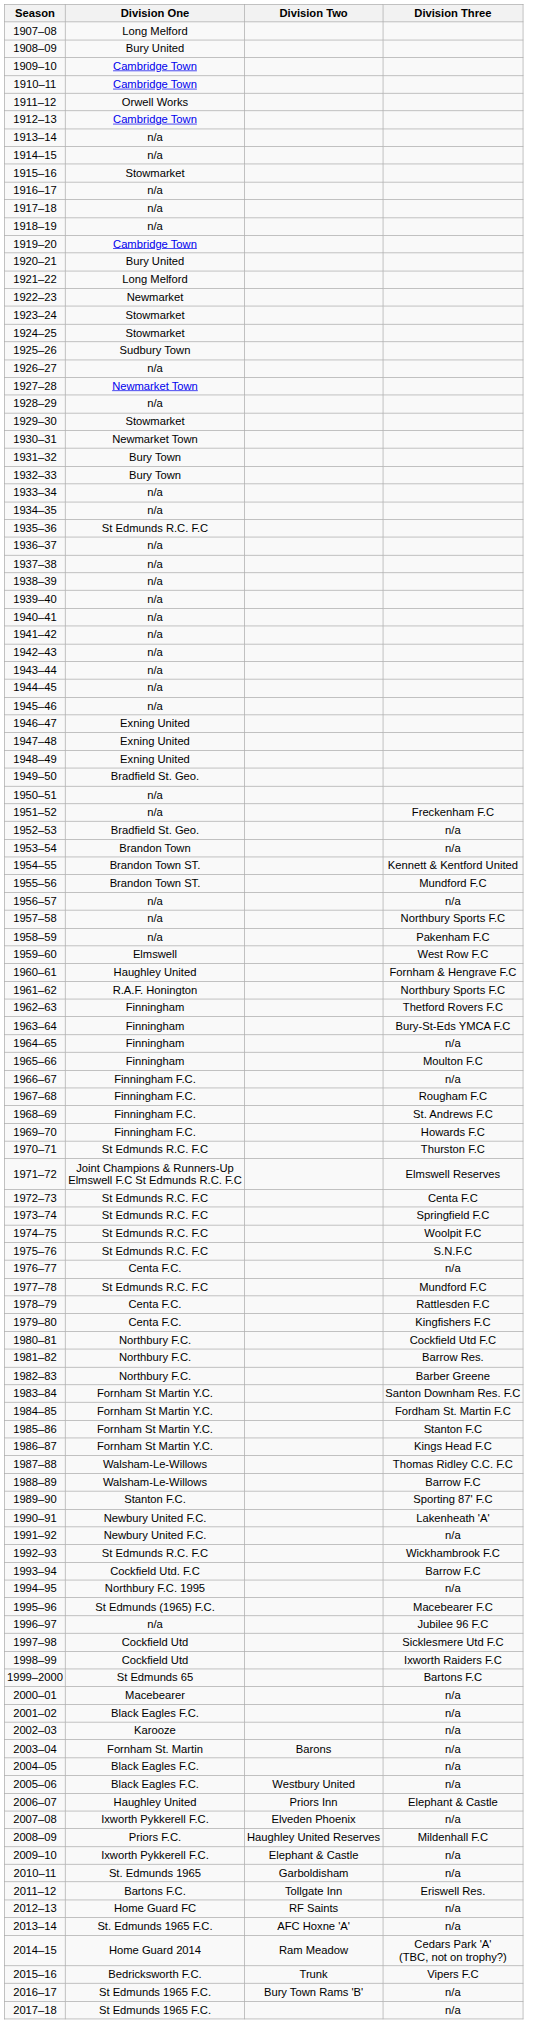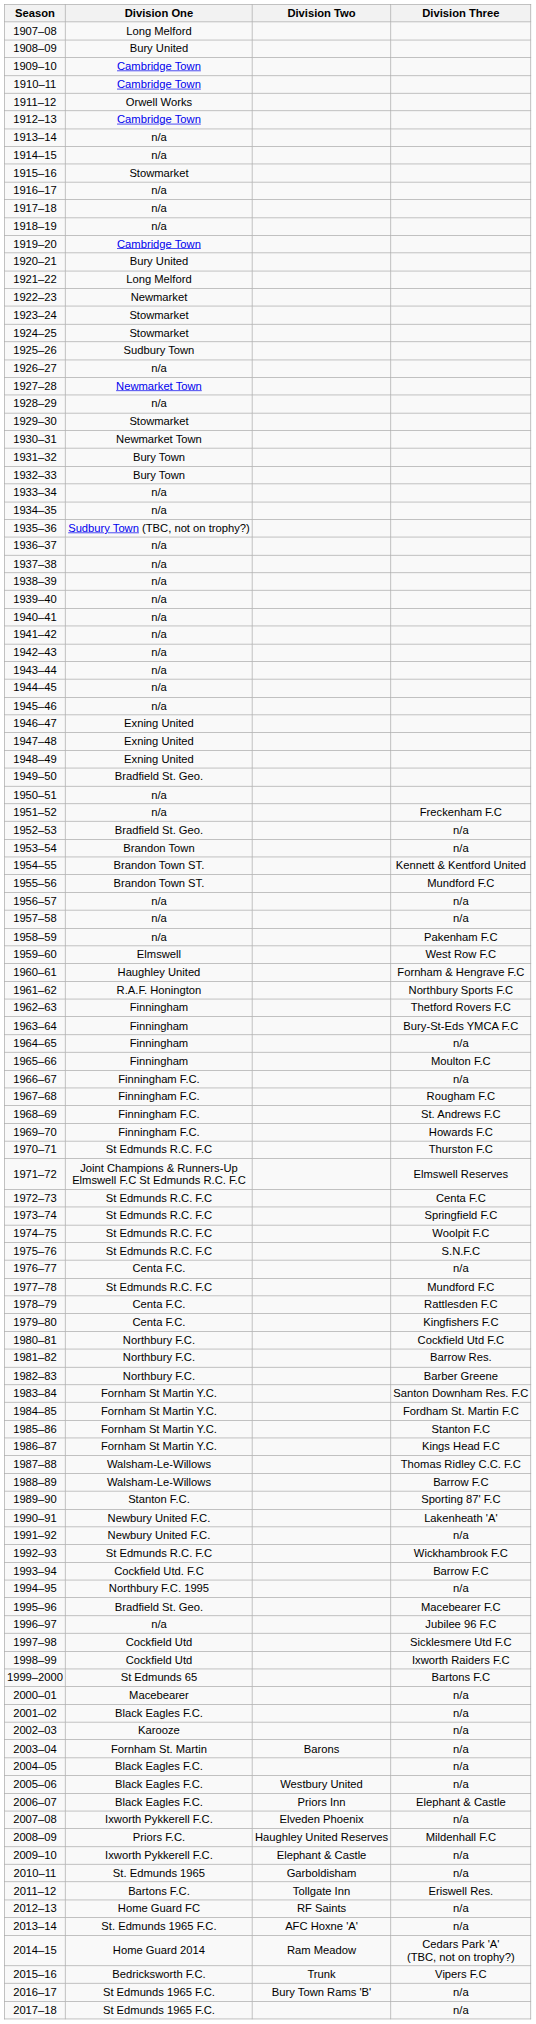(155, 528) St Edmunds R.C. F.C -> (159, 528) Sudbury Town (TBC, not on trophy?)
(453, 919) Northbury Sports F.C -> (461, 919) n/a
(155, 1606) St Edmunds (1965) F.C. -> (159, 1606) Bradfield St. Geo.
(155, 1802) Haughley United -> (159, 1802) Black Eagles F.C.
